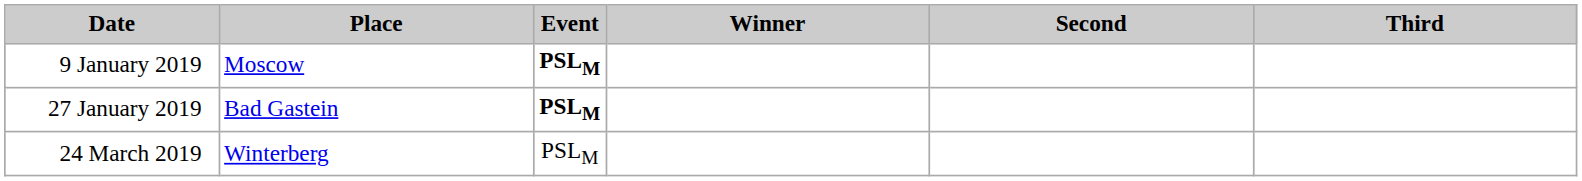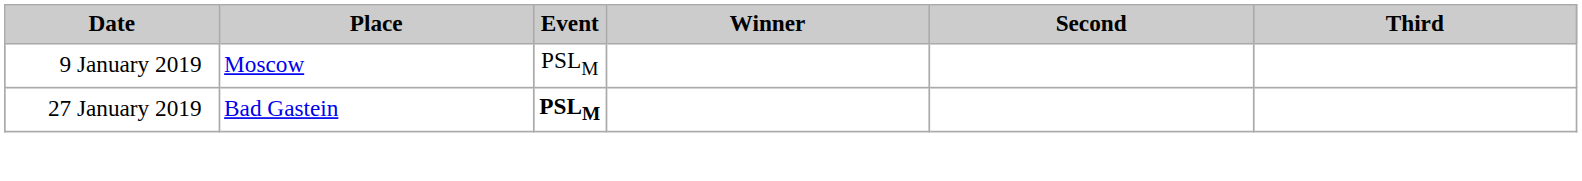(570, 63) bold -> (570, 63) normal
- row: (136, 153)
